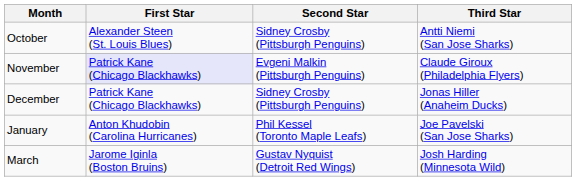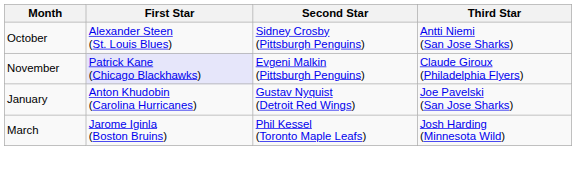- row: (33, 99)
(311, 130) Phil Kessel (Toronto Maple Leafs) -> (306, 99) Gustav Nyquist (Detroit Red Wings)
(306, 161) Gustav Nyquist (Detroit Red Wings) -> (311, 130) Phil Kessel (Toronto Maple Leafs)
